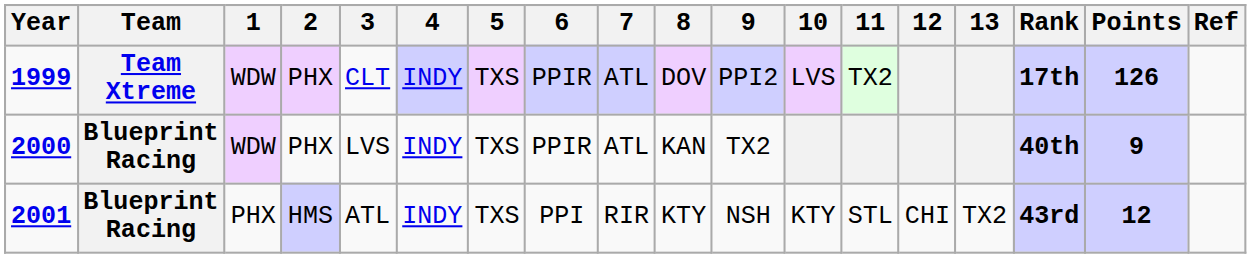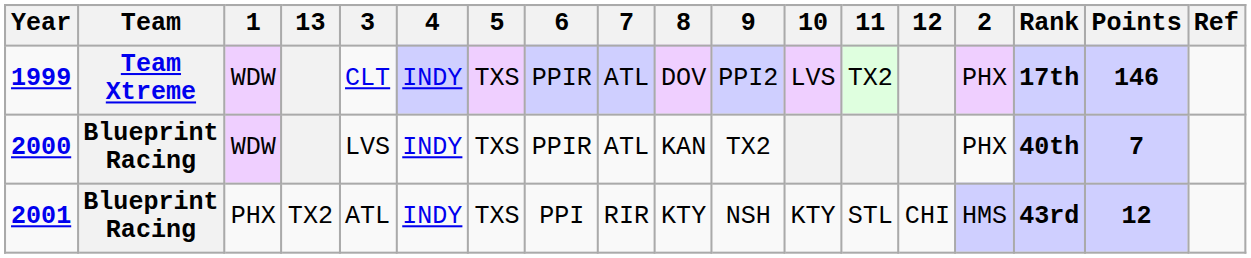columns swapped: (310, 26) <-> (985, 26)
(1137, 80) 126 -> (1137, 80) 146
(1137, 149) 9 -> (1137, 149) 7
